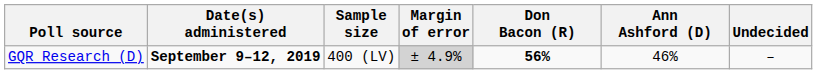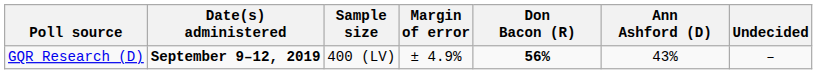(436, 57) lightgrey background -> (436, 57) no background
(665, 57) 46% -> (665, 57) 43%
